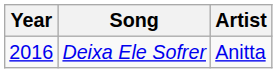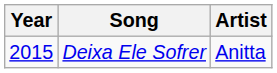(31, 52) 2016 -> (31, 52) 2015
